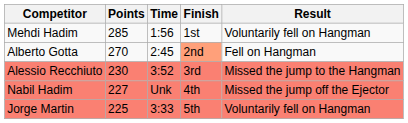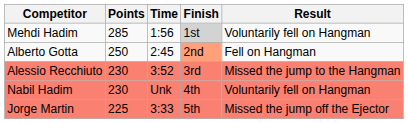(192, 33) no background -> (192, 33) lightgrey background
(118, 52) 270 -> (118, 52) 250
(118, 90) 227 -> (118, 90) 230
(307, 90) Missed the jump off the Ejector -> (297, 90) Voluntarily fell on Hangman
(297, 109) Voluntarily fell on Hangman -> (307, 109) Missed the jump off the Ejector
